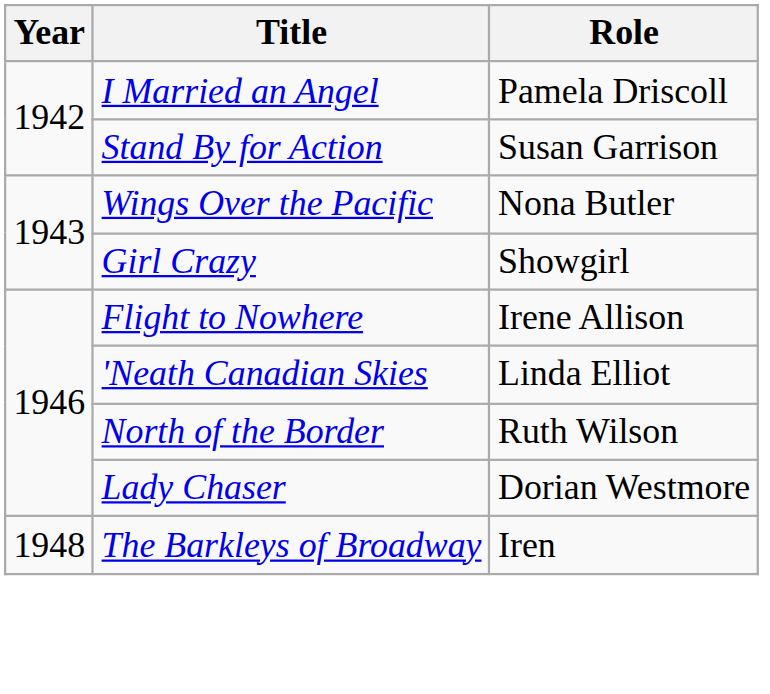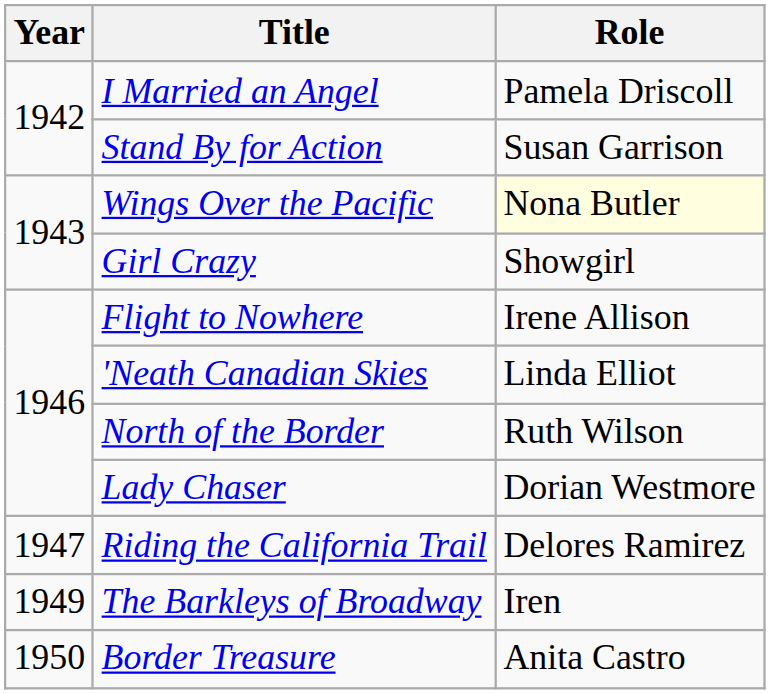(586, 203) no background -> (592, 203) lightyellow background
+ row: (294, 544)
(49, 544) 1948 -> (49, 601) 1949
+ row: (219, 658)
